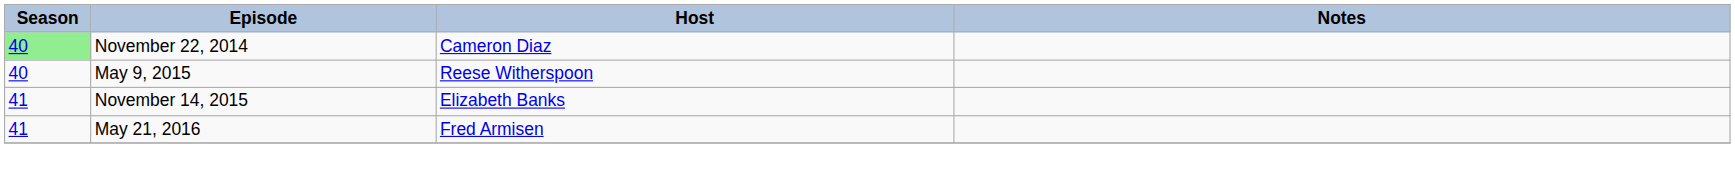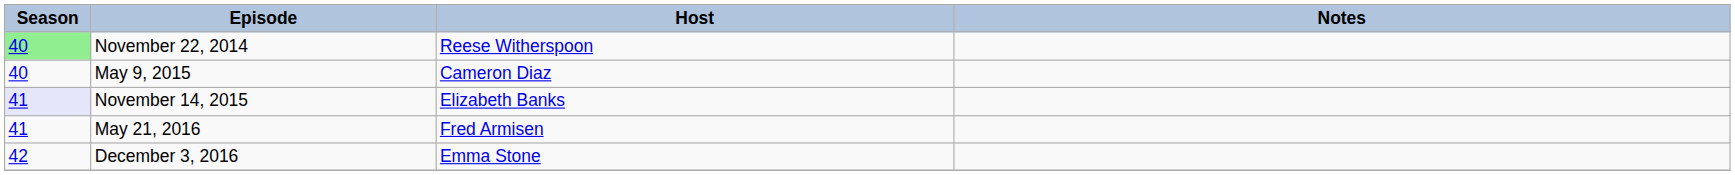(496, 45) Cameron Diaz -> (516, 45) Reese Witherspoon
(516, 73) Reese Witherspoon -> (496, 73) Cameron Diaz
(18, 101) no background -> (18, 101) lavender background
+ row: (167, 156)
